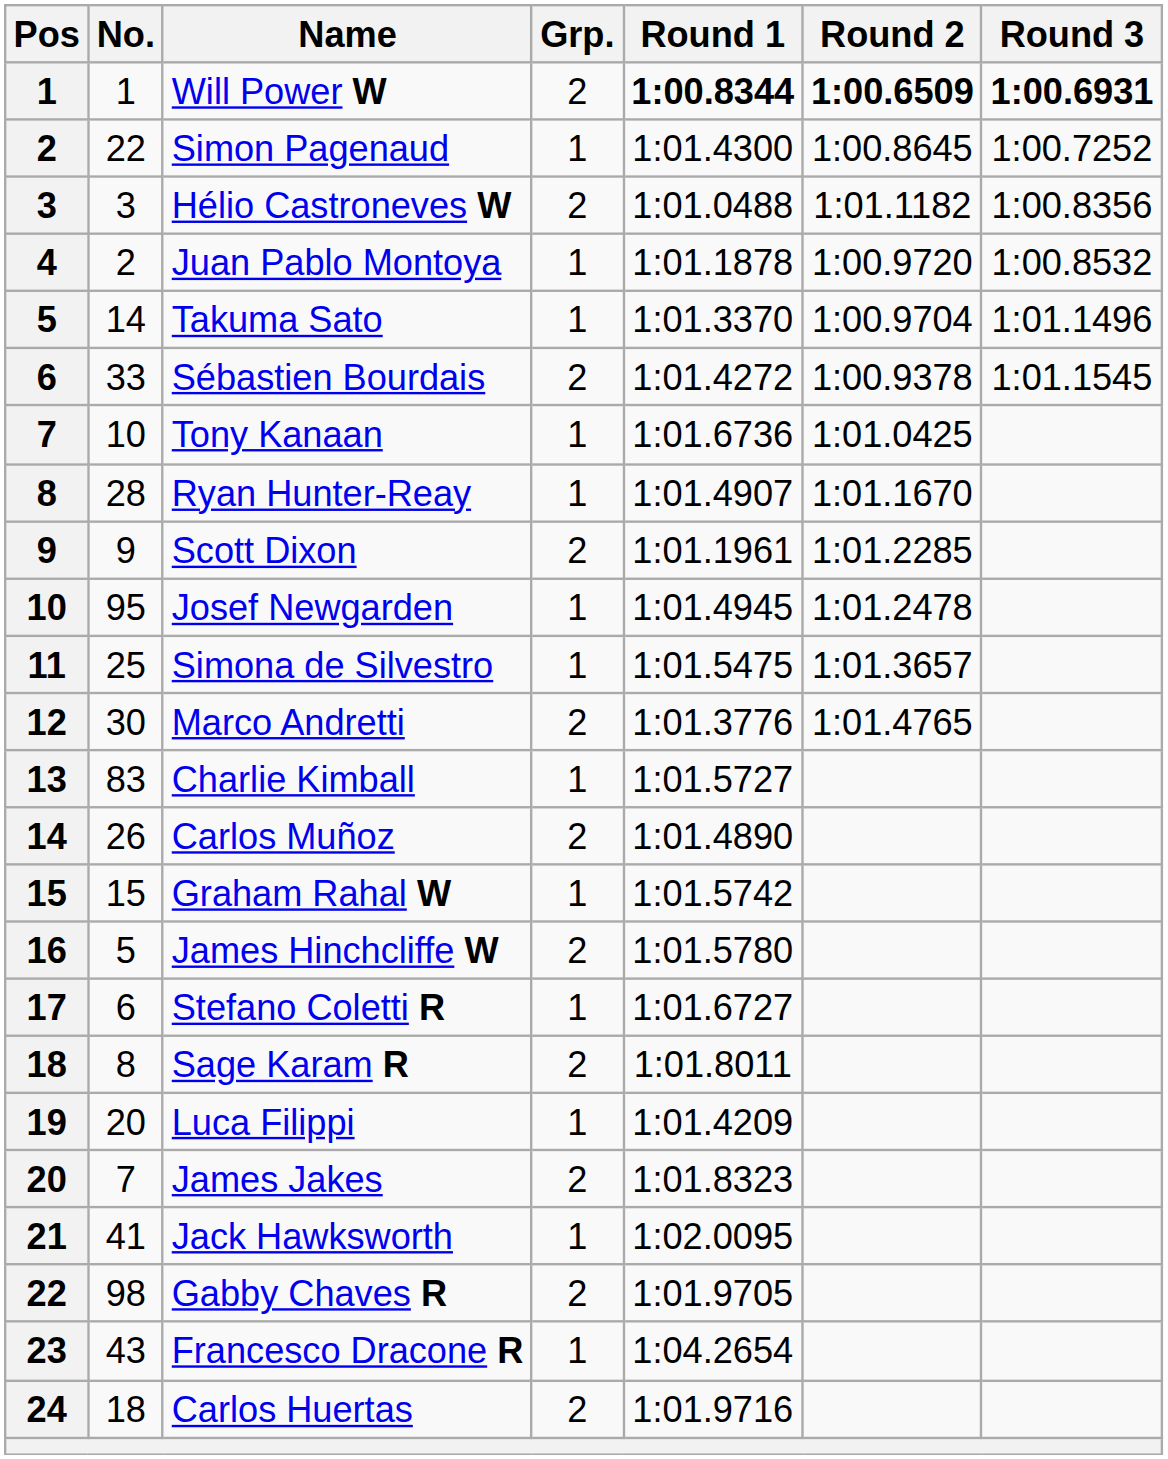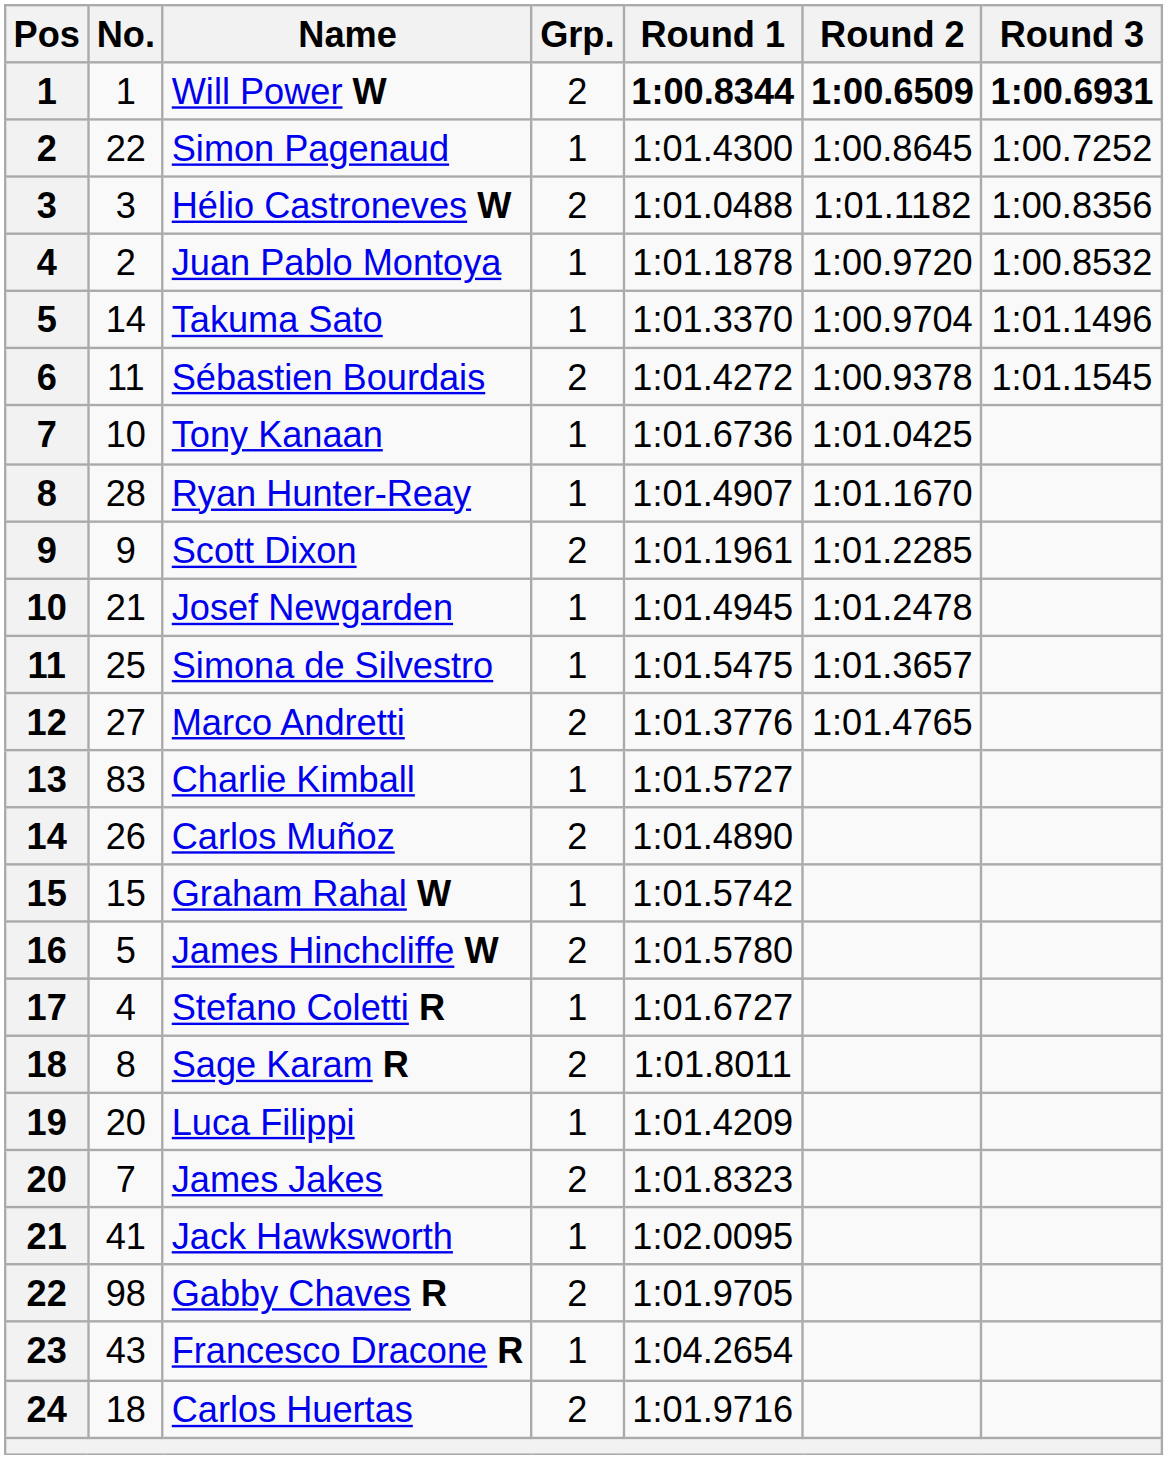(126, 378) 33 -> (126, 378) 11
(126, 607) 95 -> (126, 607) 21
(126, 721) 30 -> (126, 721) 27
(126, 1008) 6 -> (126, 1008) 4
